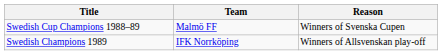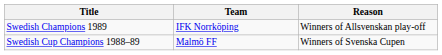rows swapped: (57, 42) <-> (73, 27)
